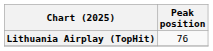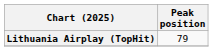(183, 39) 76 -> (183, 39) 79
